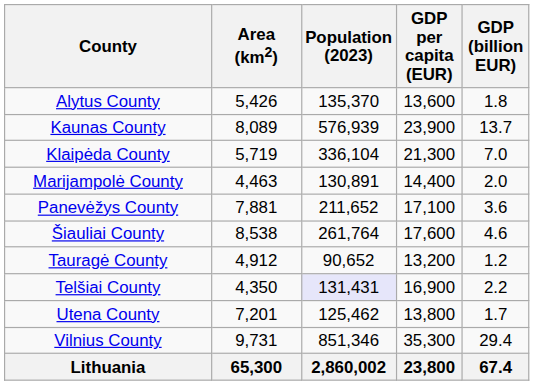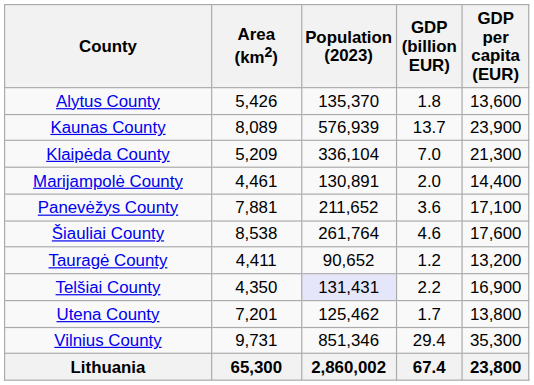columns swapped: (496, 46) <-> (429, 46)
(256, 154) 5,719 -> (256, 154) 5,209
(256, 181) 4,463 -> (256, 181) 4,461
(256, 261) 4,912 -> (256, 261) 4,411
